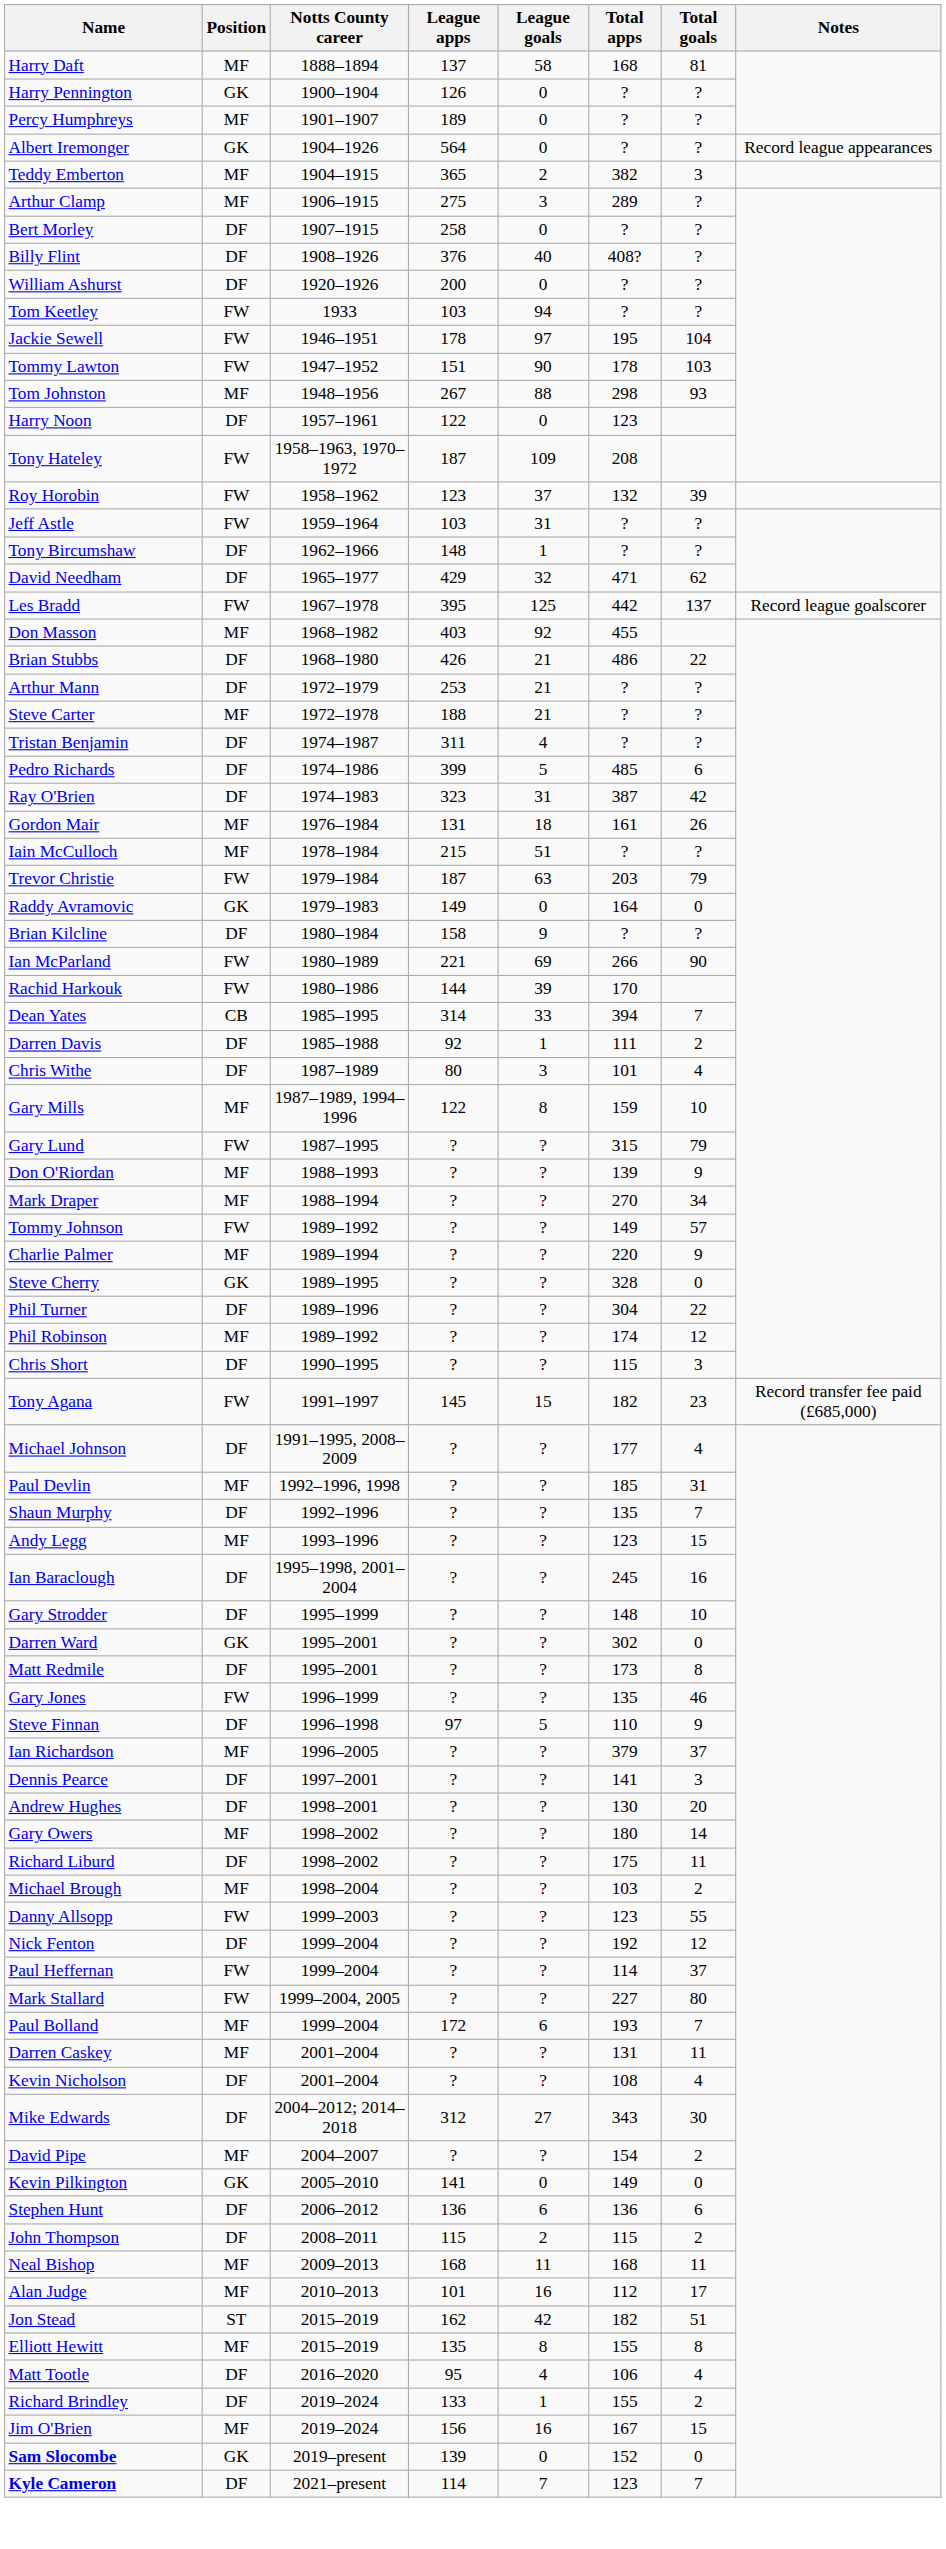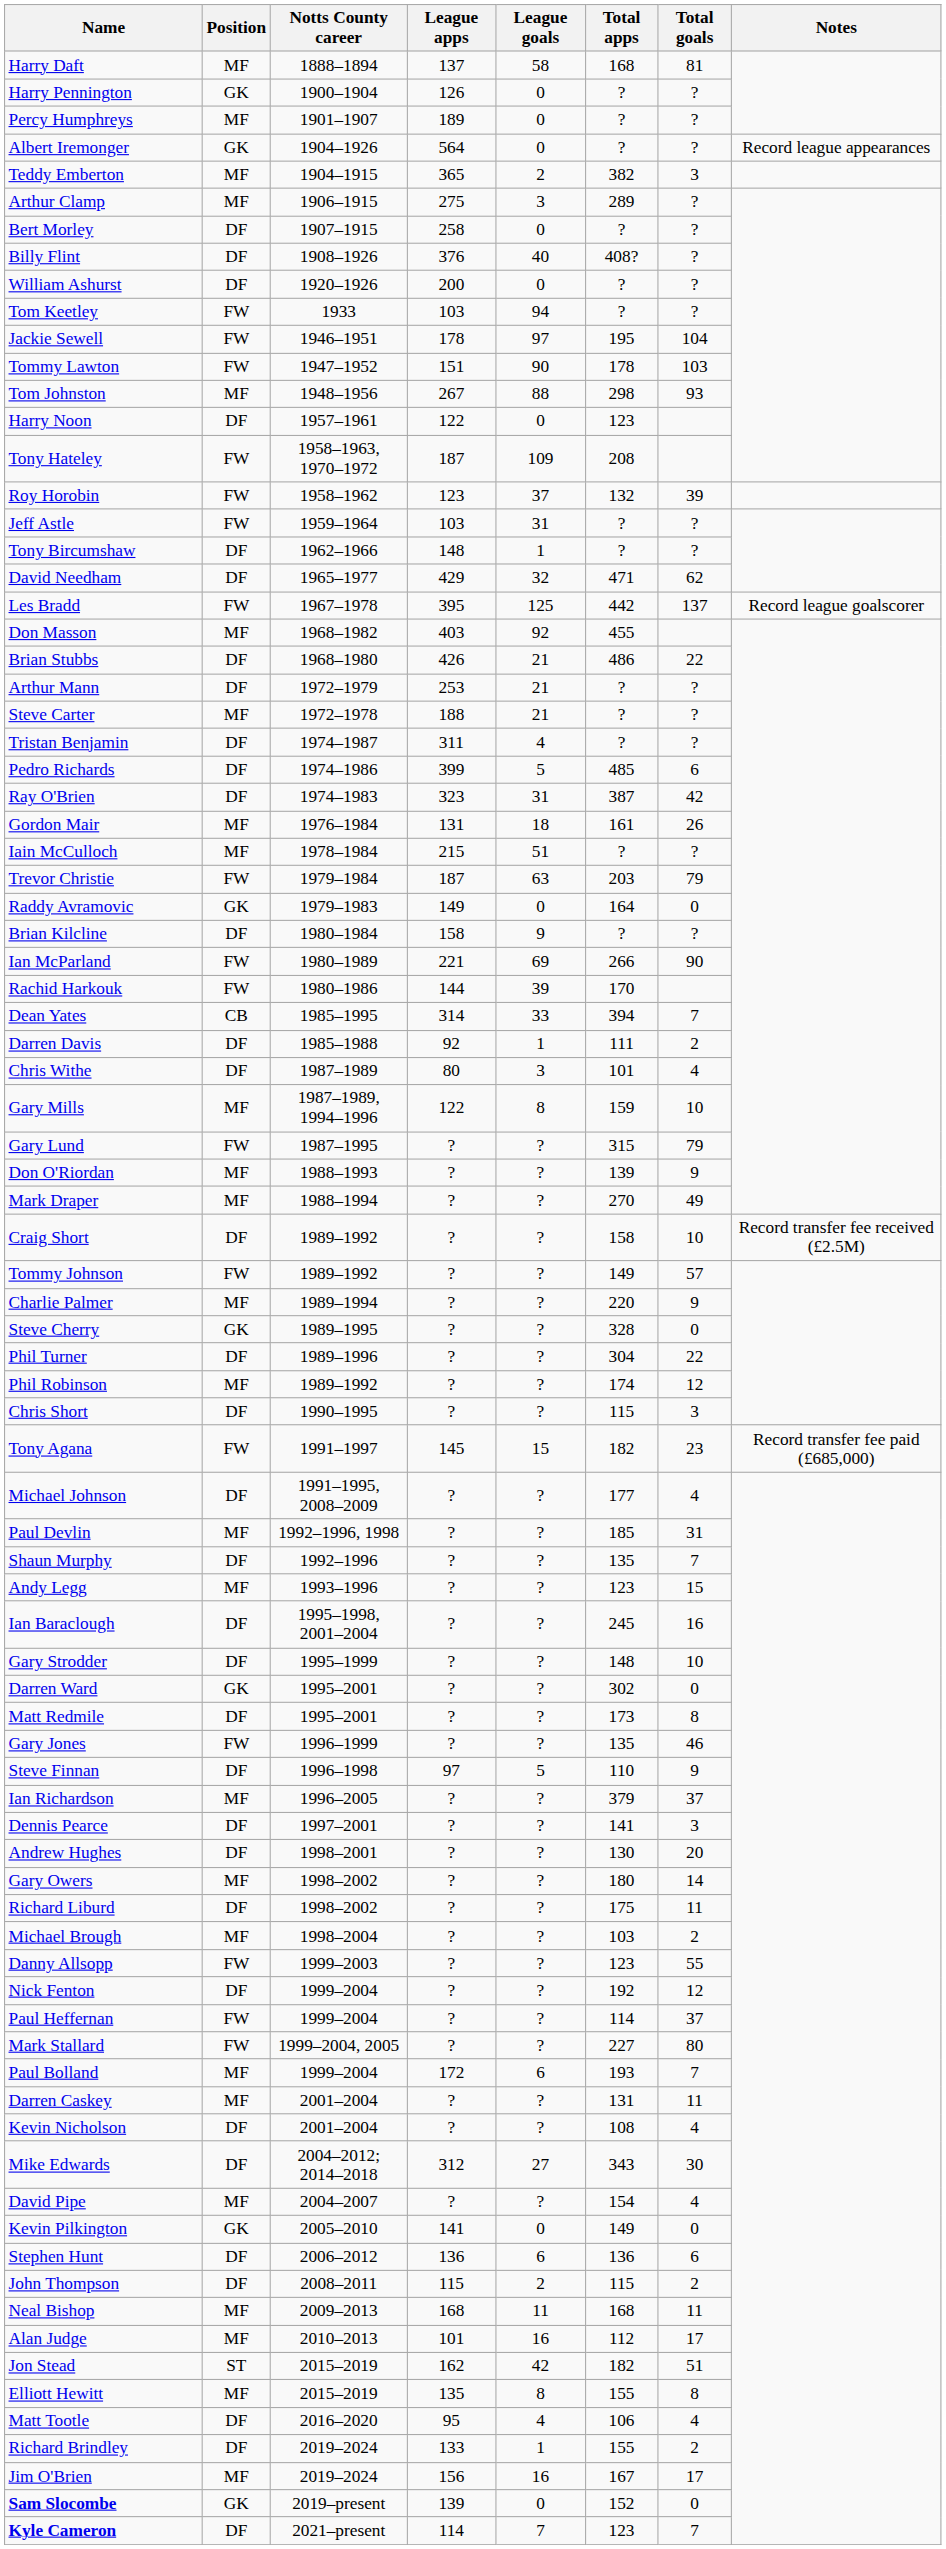(698, 1200) 34 -> (695, 1200) 49
+ row: (49, 1237)
(698, 2154) 2 -> (695, 2201) 4
(698, 2428) 15 -> (695, 2475) 17
